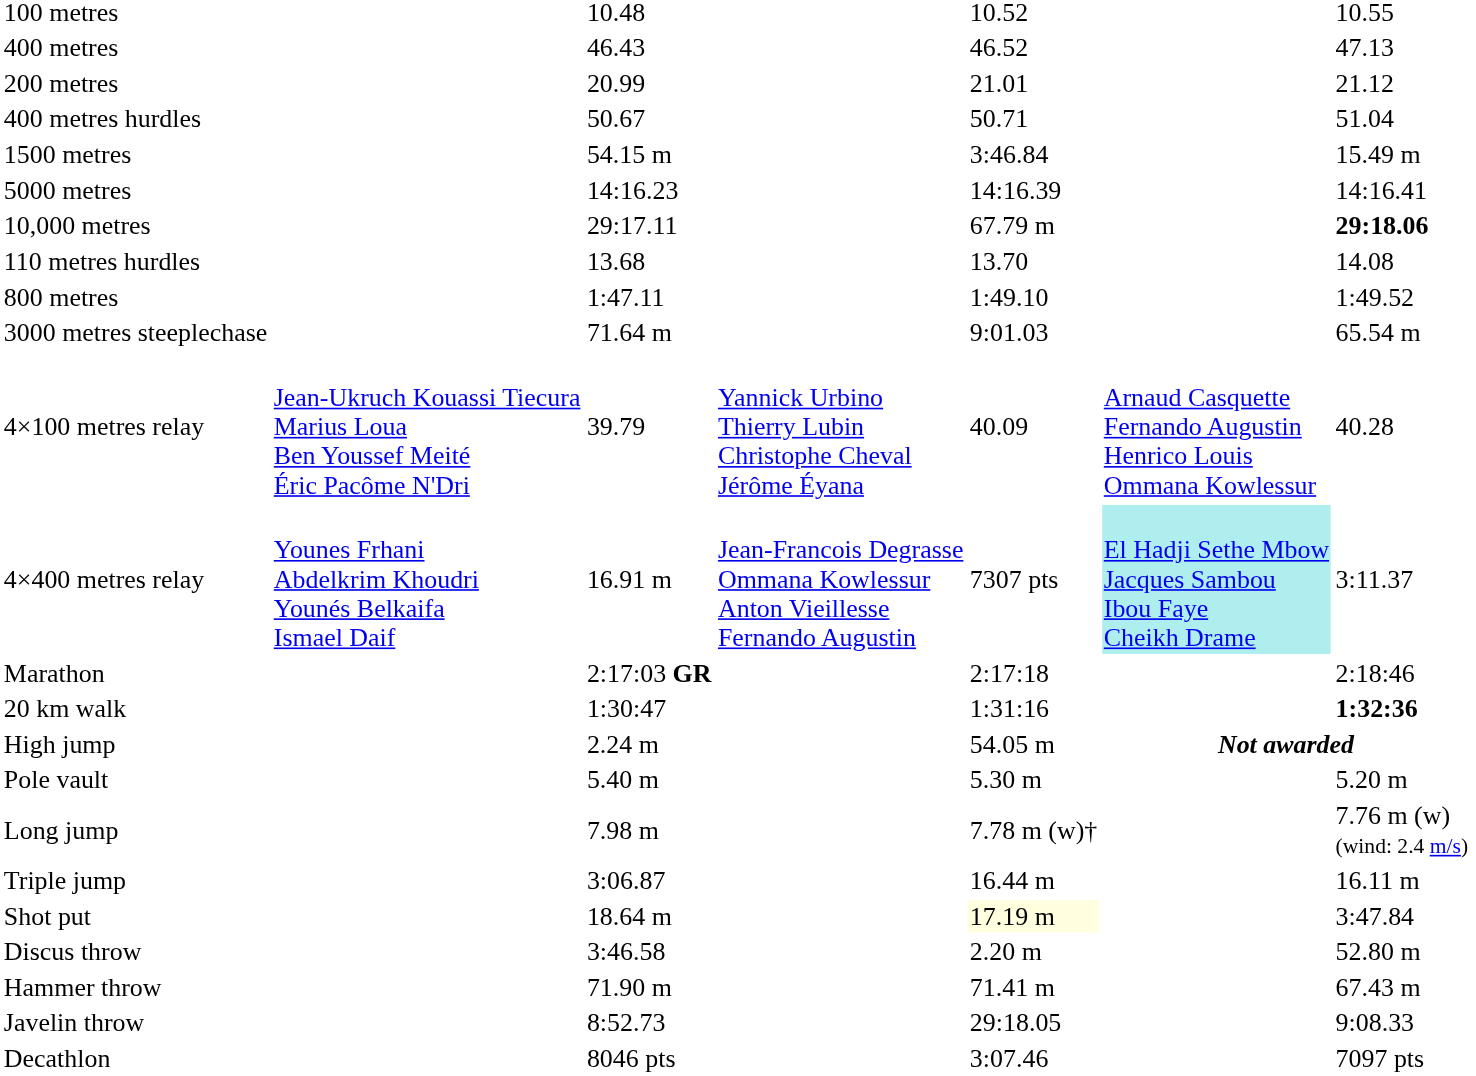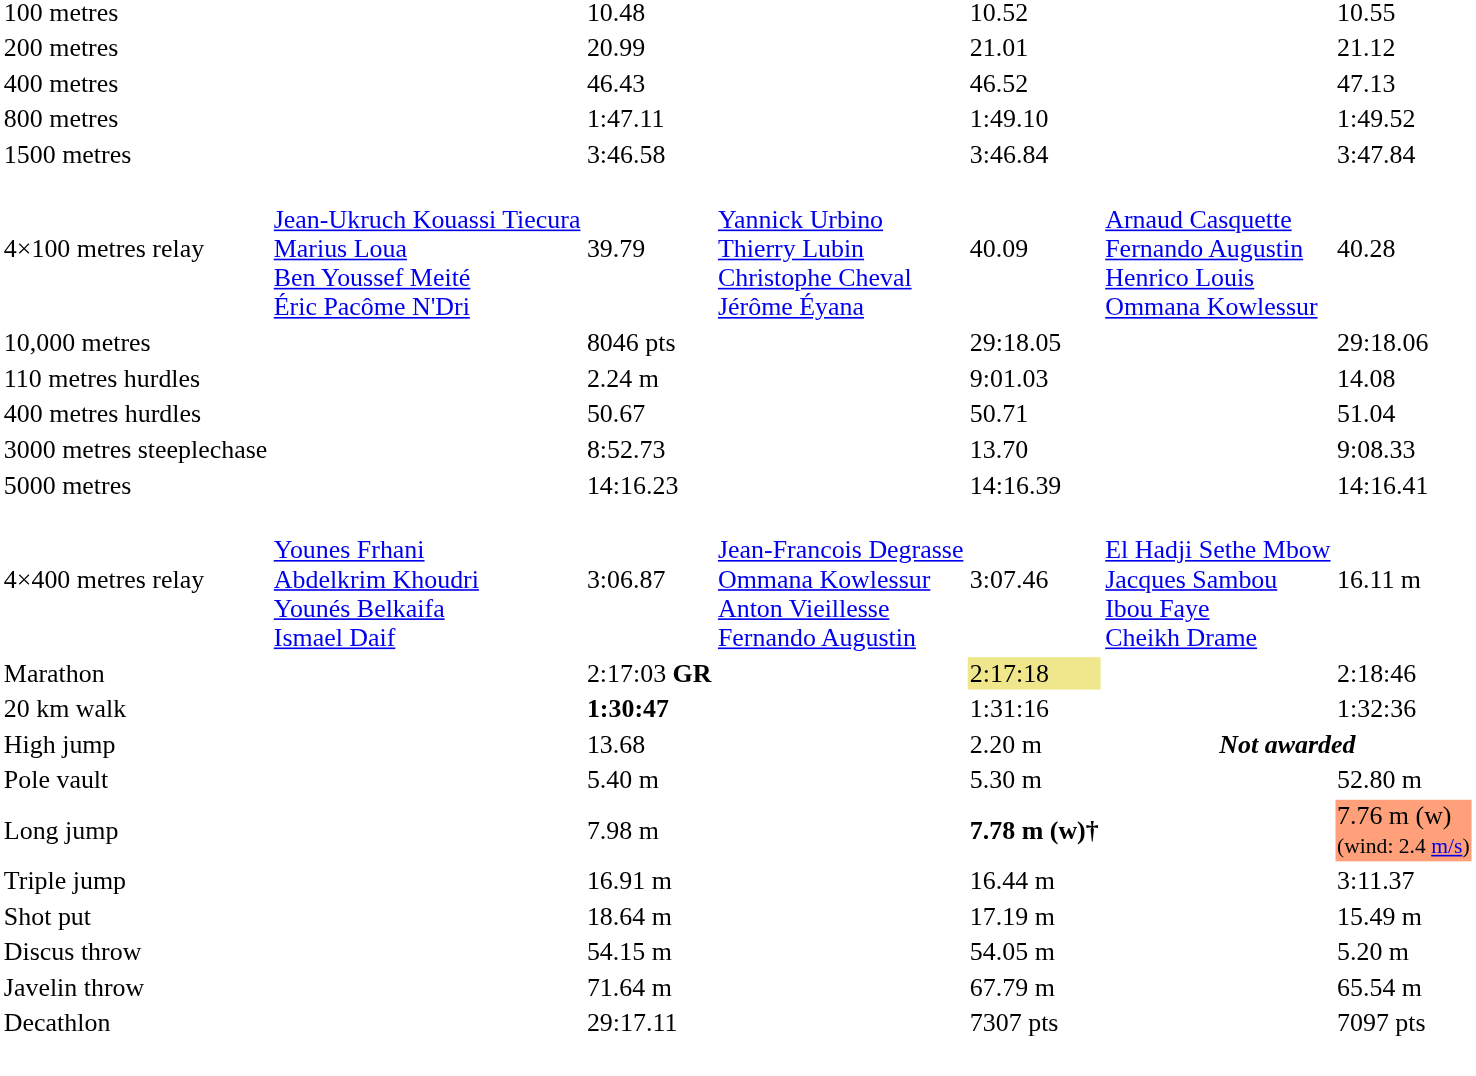rows swapped: (61, 83) <-> (61, 47)
rows swapped: (61, 297) <-> (102, 119)
(629, 154) 54.15 m -> (626, 154) 3:46.58
(1378, 154) 15.49 m -> (1376, 154) 3:47.84
rows swapped: (68, 190) <-> (104, 426)
(632, 225) 29:17.11 -> (631, 342) 8046 pts
(1012, 225) 67.79 m -> (1016, 342) 29:18.05
(1382, 225) bold -> (1383, 342) normal
(616, 261) 13.68 -> (623, 378) 2.24 m
(999, 261) 13.70 -> (1009, 378) 9:01.03
(629, 332) 71.64 m -> (626, 449) 8:52.73
(1009, 332) 9:01.03 -> (999, 449) 13.70
(1378, 332) 65.54 m -> (1376, 449) 9:08.33
(629, 579) 16.91 m -> (626, 579) 3:06.87
(1014, 579) 7307 pts -> (1009, 579) 3:07.46
(1216, 593) paleturquoise background -> (1218, 593) no background
(1374, 579) 3:11.37 -> (1379, 579) 16.11 m
(1009, 673) no background -> (1009, 673) khaki background
(627, 708) normal -> (628, 708) bold
(1377, 708) bold -> (1377, 708) normal
(623, 744) 2.24 m -> (616, 744) 13.68
(1012, 744) 54.05 m -> (1006, 744) 2.20 m
(1372, 780) 5.20 m -> (1380, 780) 52.80 m
(1034, 830) normal -> (1034, 830) bold
(1402, 830) no background -> (1403, 830) lightsalmon background
(626, 880) 3:06.87 -> (629, 880) 16.91 m
(1378, 880) 16.11 m -> (1376, 880) 3:11.37
(1012, 916) lightyellow background -> (1012, 916) no background
(1375, 916) 3:47.84 -> (1380, 916) 15.49 m
(626, 951) 3:46.58 -> (629, 951) 54.15 m
(1006, 951) 2.20 m -> (1012, 951) 54.05 m
(1378, 951) 52.80 m -> (1373, 951) 5.20 m
- row: (83, 987)
(626, 1023) 8:52.73 -> (629, 987) 71.64 m
(1016, 1023) 29:18.05 -> (1012, 987) 67.79 m
(1375, 1023) 9:08.33 -> (1380, 987) 65.54 m
(631, 1058) 8046 pts -> (632, 1023) 29:17.11
(1009, 1058) 3:07.46 -> (1014, 1023) 7307 pts
